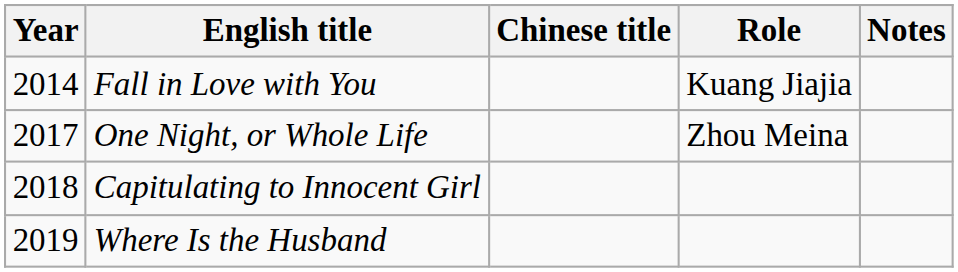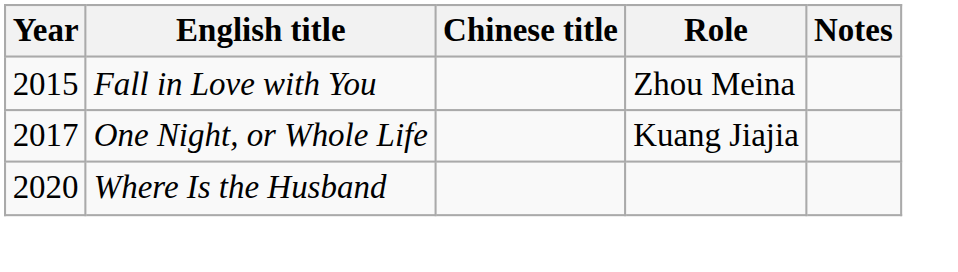(46, 82) 2014 -> (46, 82) 2015
(769, 82) Kuang Jiajia -> (714, 82) Zhou Meina
(767, 135) Zhou Meina -> (716, 135) Kuang Jiajia
- row: (287, 187)
(46, 239) 2019 -> (46, 187) 2020
